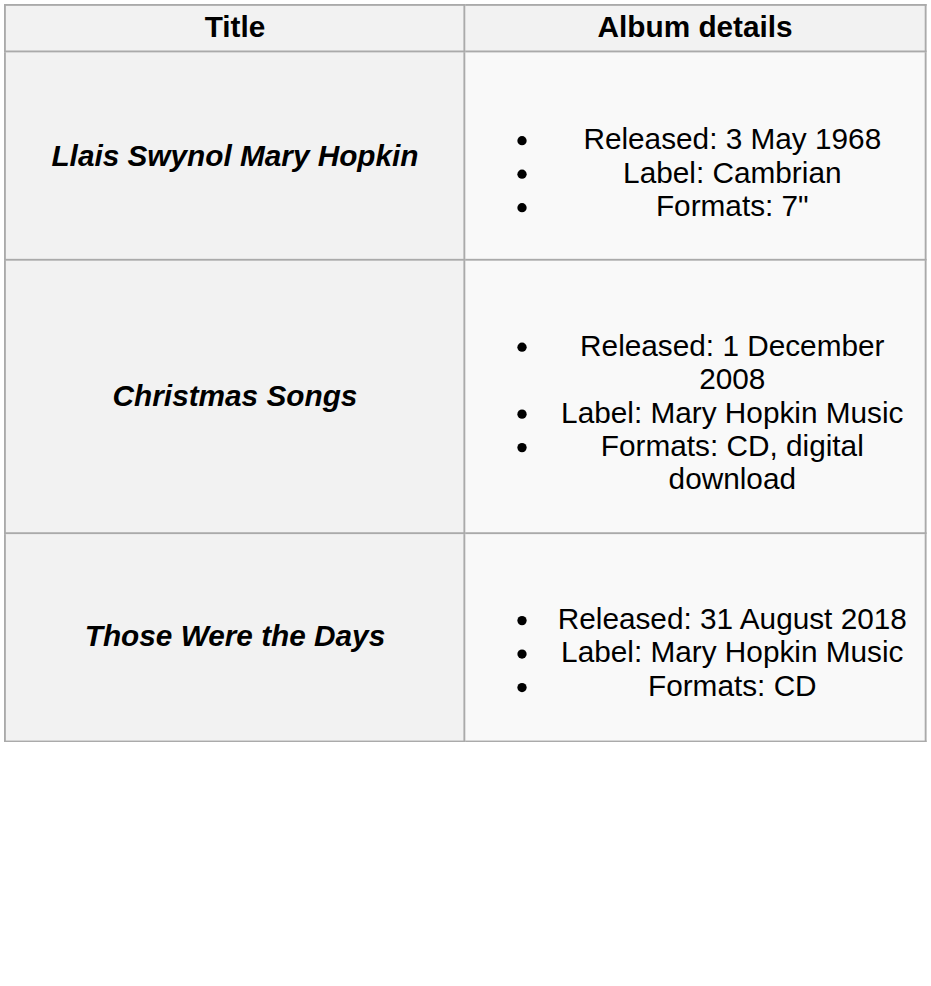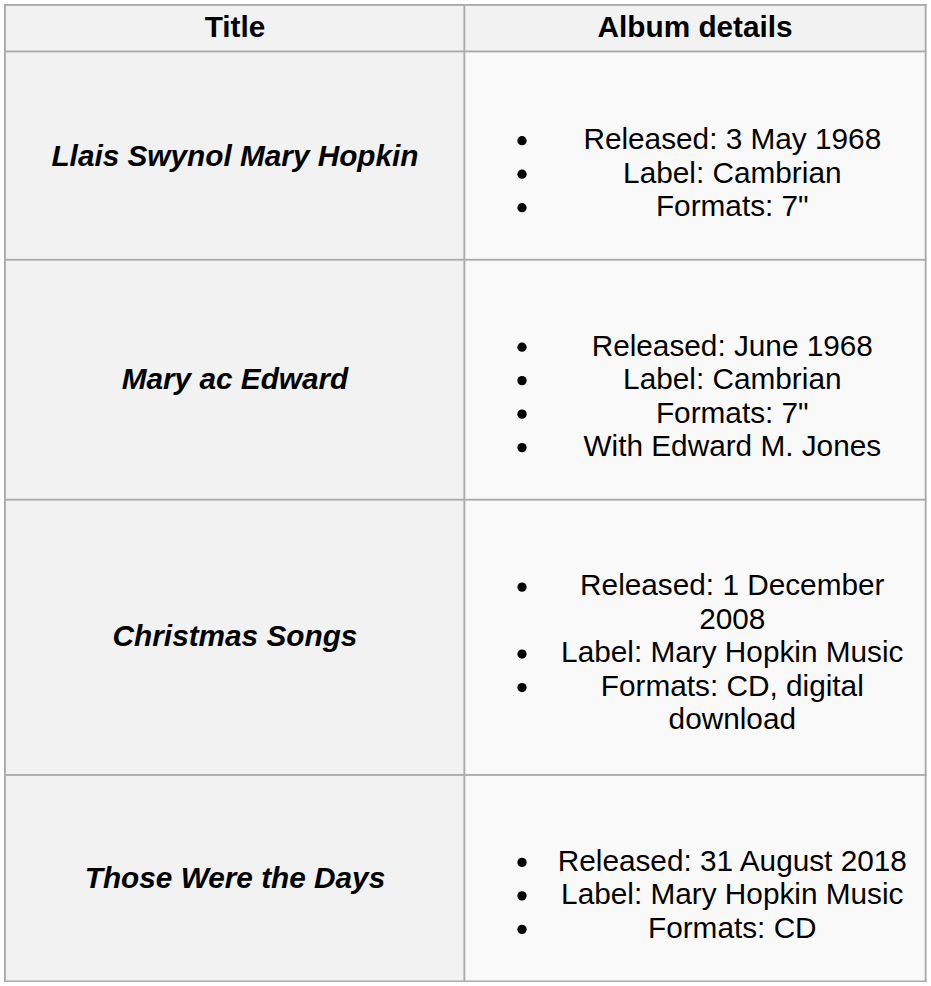+ row: (235, 379)
